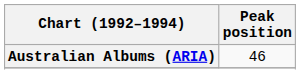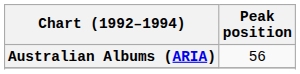(257, 56) 46 -> (257, 56) 56
